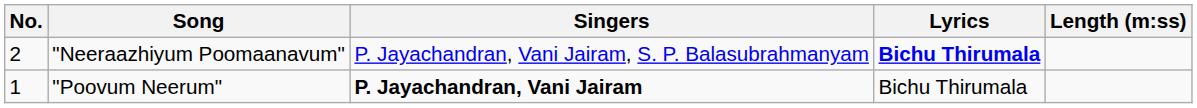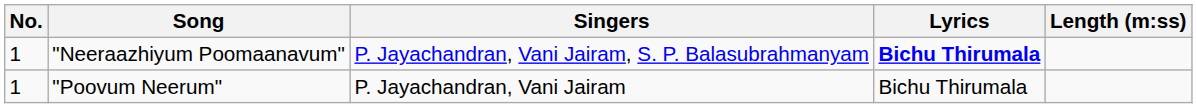(15, 54) 2 -> (15, 54) 1
(498, 87) bold -> (490, 87) normal
